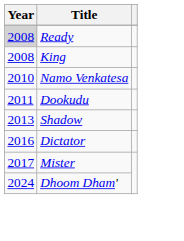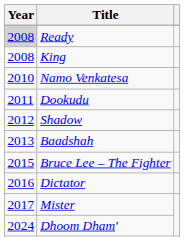(21, 120) 2013 -> (21, 120) 2012
+ row: (67, 141)
+ row: (105, 162)
